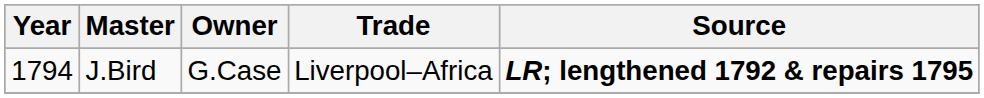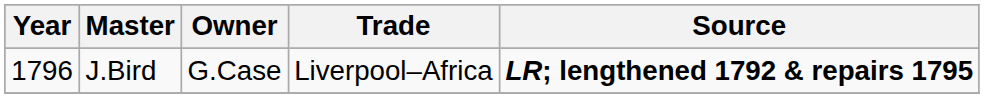(42, 70) 1794 -> (42, 70) 1796
